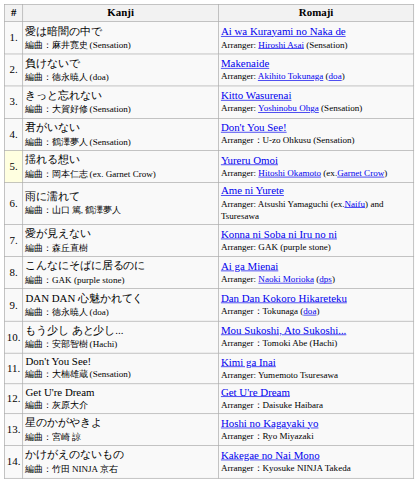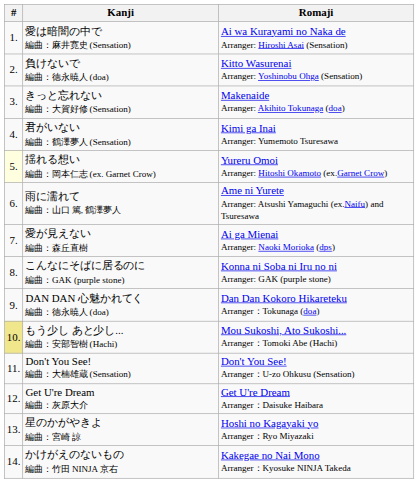(283, 70) Makenaide Arranger: Akihito Tokunaga (doa) -> (292, 70) Kitto Wasurenai Arranger: Yoshinobu Ohga (Sensation)
(292, 102) Kitto Wasurenai Arranger: Yoshinobu Ohga (Sensation) -> (283, 102) Makenaide Arranger: Akihito Tokunaga (doa)
(288, 134) Don't You See! Arranger：U-zo Ohkusu (Sensation) -> (279, 134) Kimi ga Inai Arranger: Yumemoto Tsuresawa
(279, 240) Konna ni Soba ni Iru no ni Arranger: GAK (purple stone) -> (278, 240) Ai ga Mienai Arranger: Naoki Morioka (dps)
(278, 272) Ai ga Mienai Arranger: Naoki Morioka (dps) -> (279, 272) Konna ni Soba ni Iru no ni Arranger: GAK (purple stone)
(14, 337) no background -> (14, 337) khaki background
(279, 368) Kimi ga Inai Arranger: Yumemoto Tsuresawa -> (288, 368) Don't You See! Arranger：U-zo Ohkusu (Sensation)
